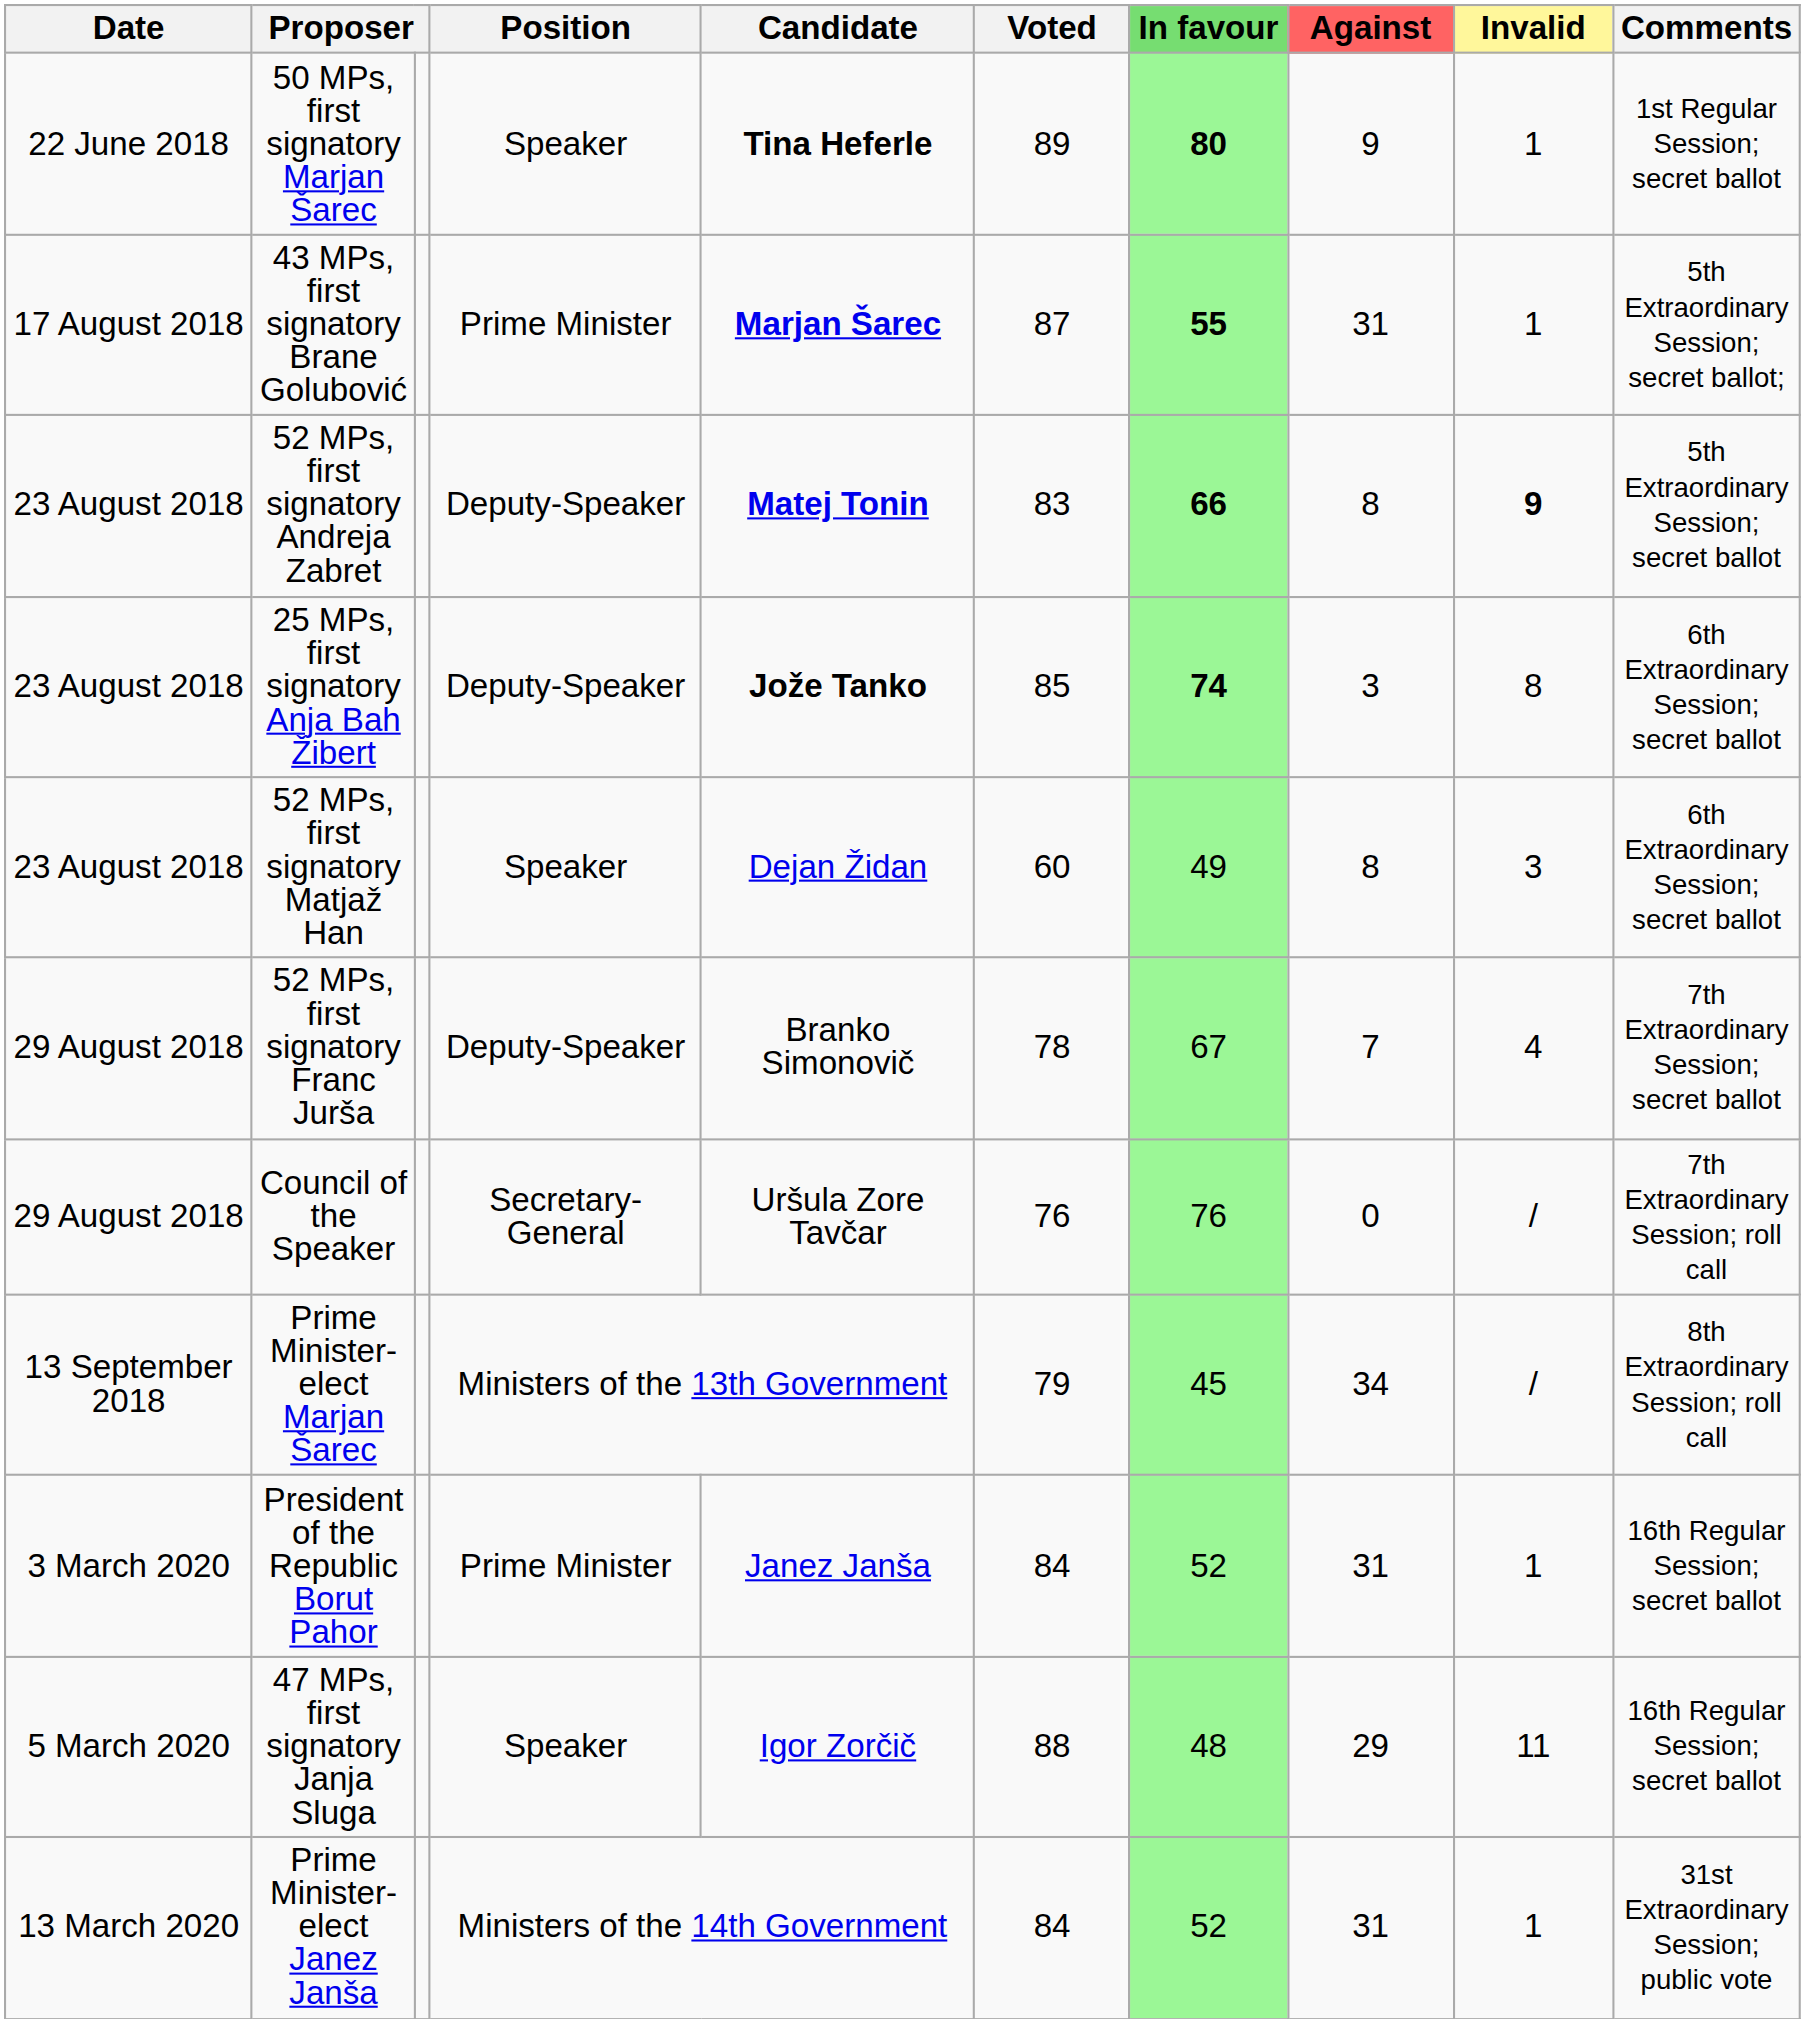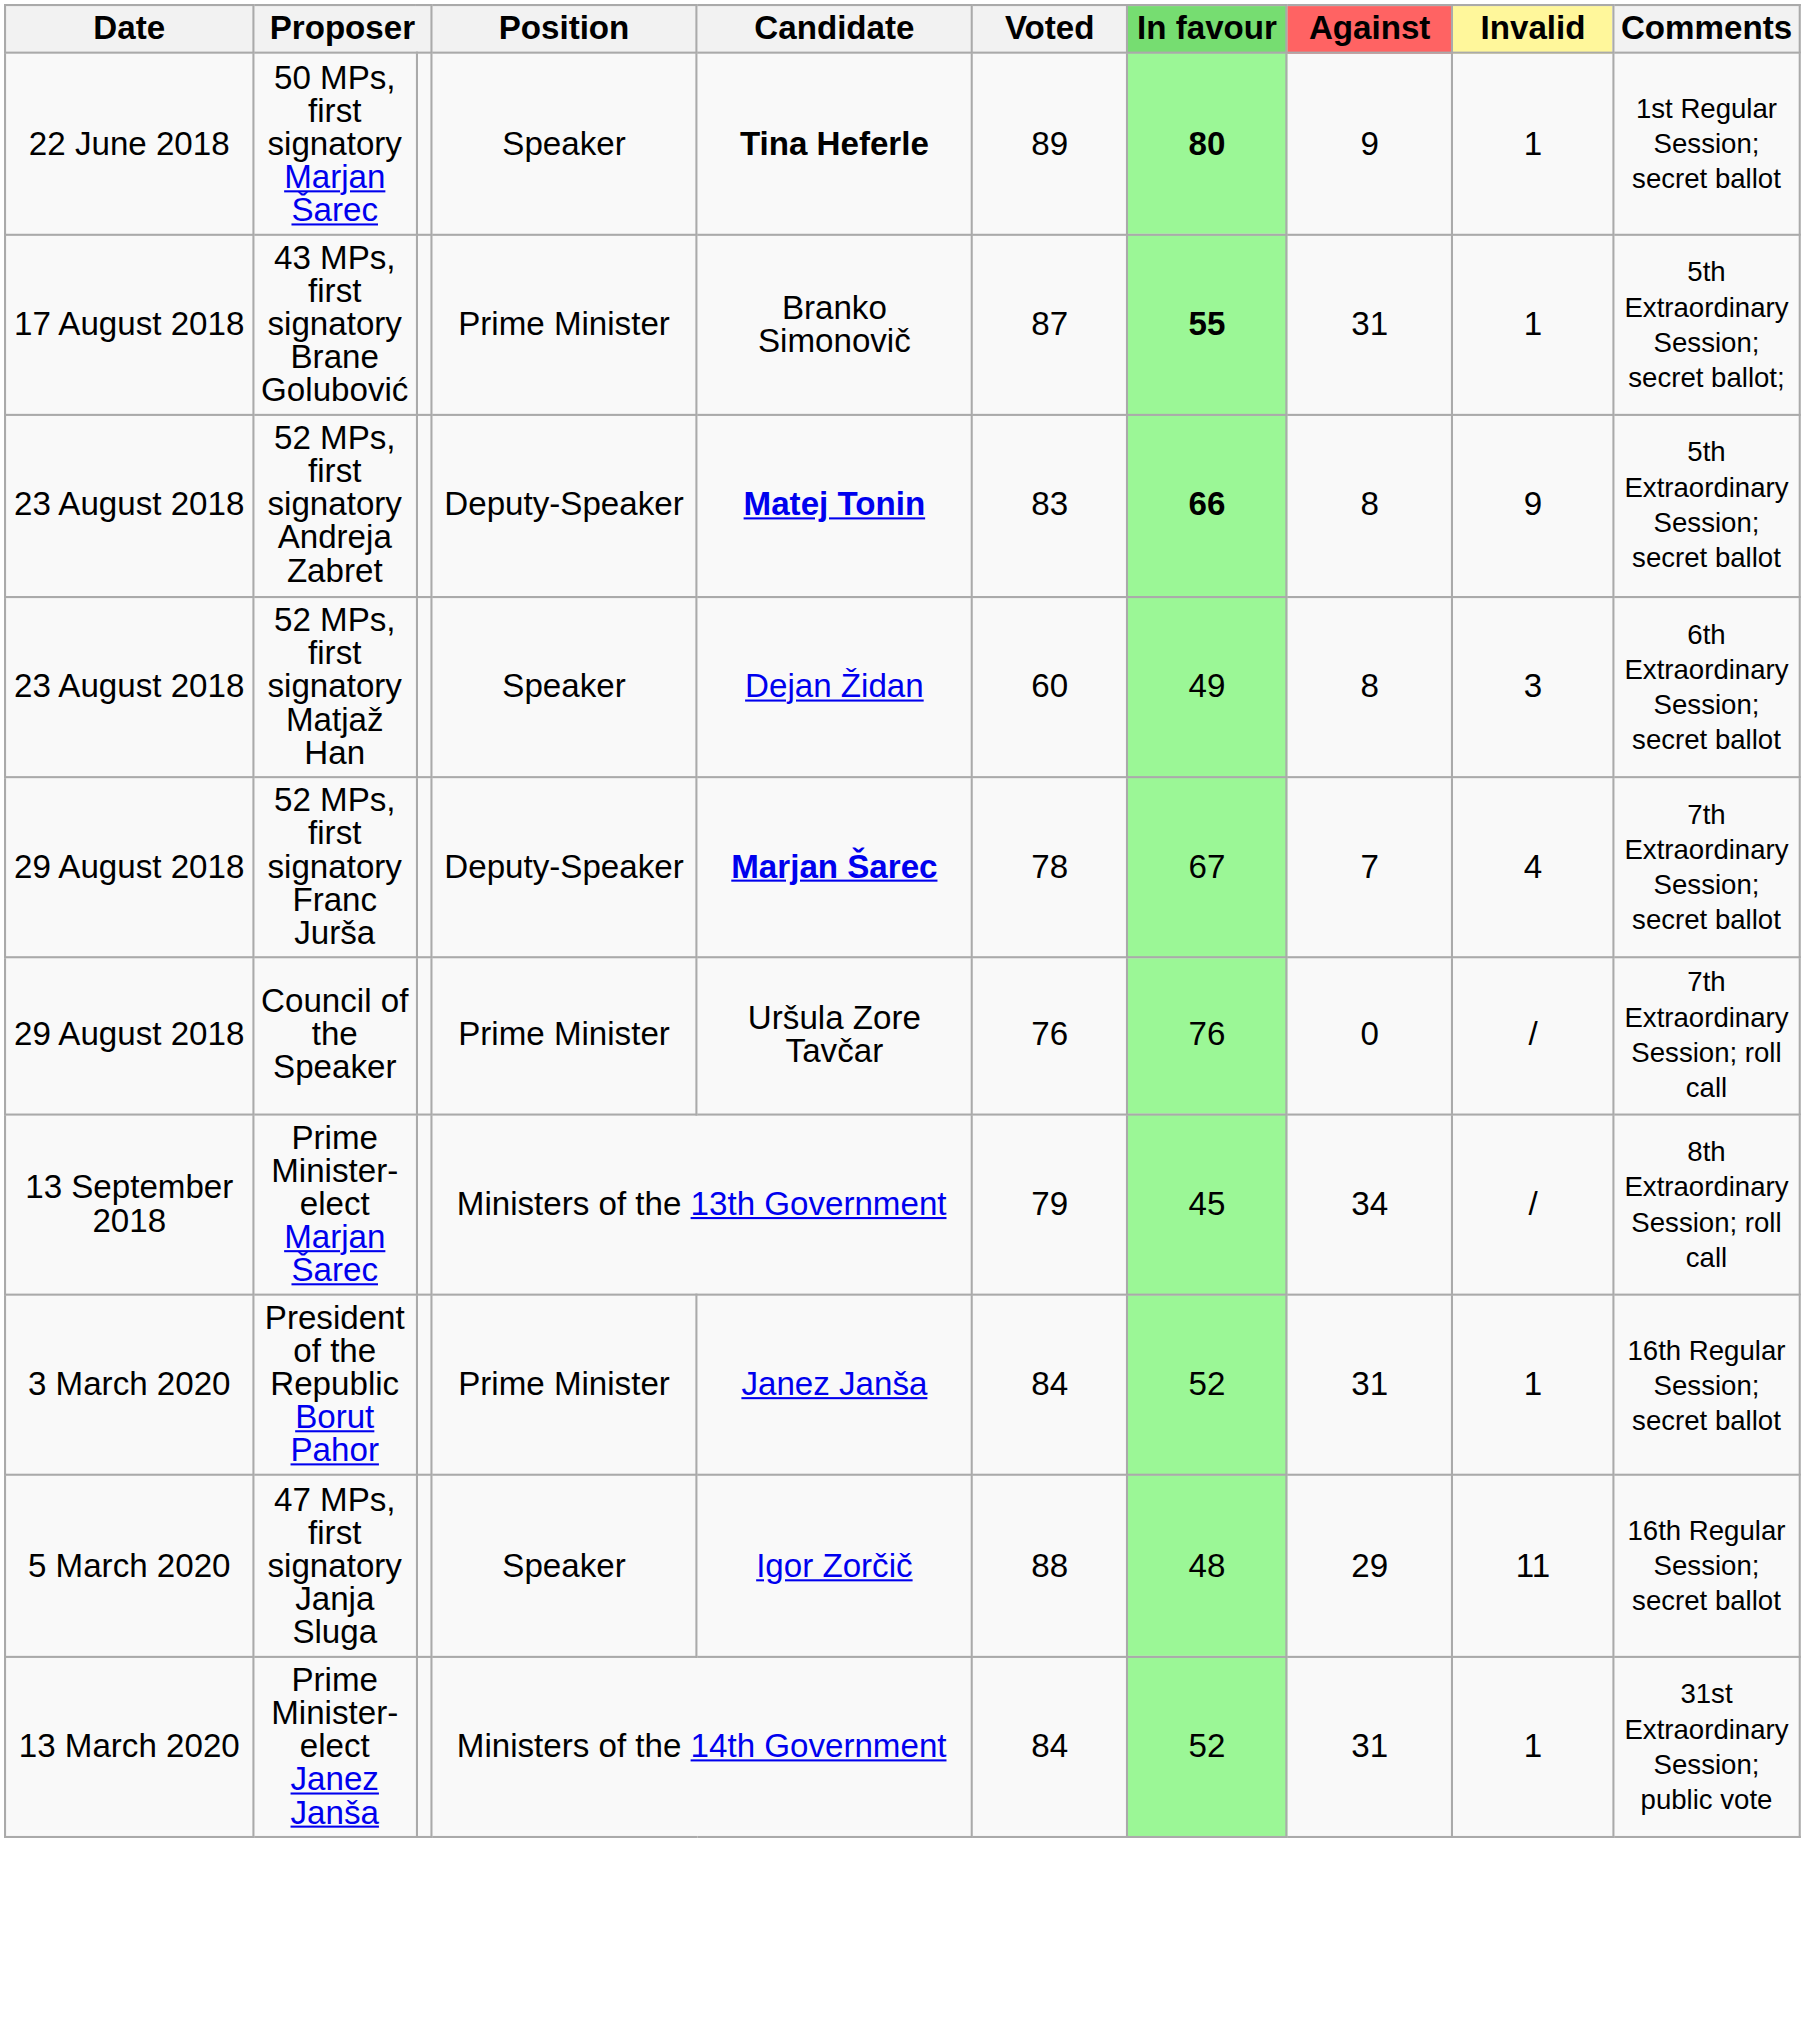(838, 324) Marjan Šarec -> (834, 324) Branko Simonovič
(1533, 505) bold -> (1533, 505) normal
- row: (334, 685)
(838, 1047) Branko Simonovič -> (834, 866) Marjan Šarec
(566, 1216) Secretary-General -> (564, 1035) Prime Minister
